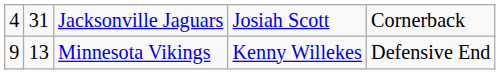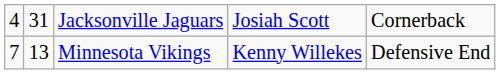(14, 52) 9 -> (14, 52) 7
